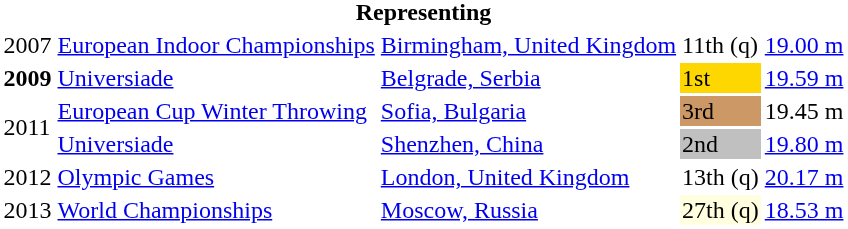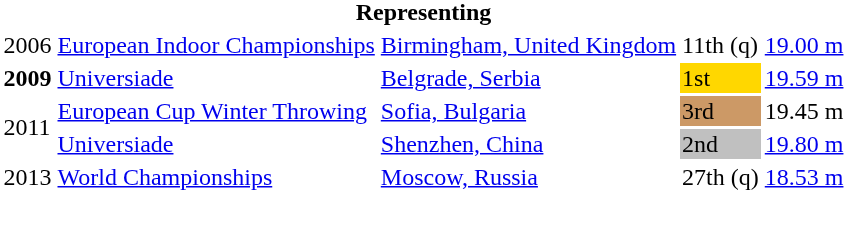(28, 44) 2007 -> (28, 44) 2006
- row: (505, 176)
(720, 209) lightyellow background -> (720, 176) no background
